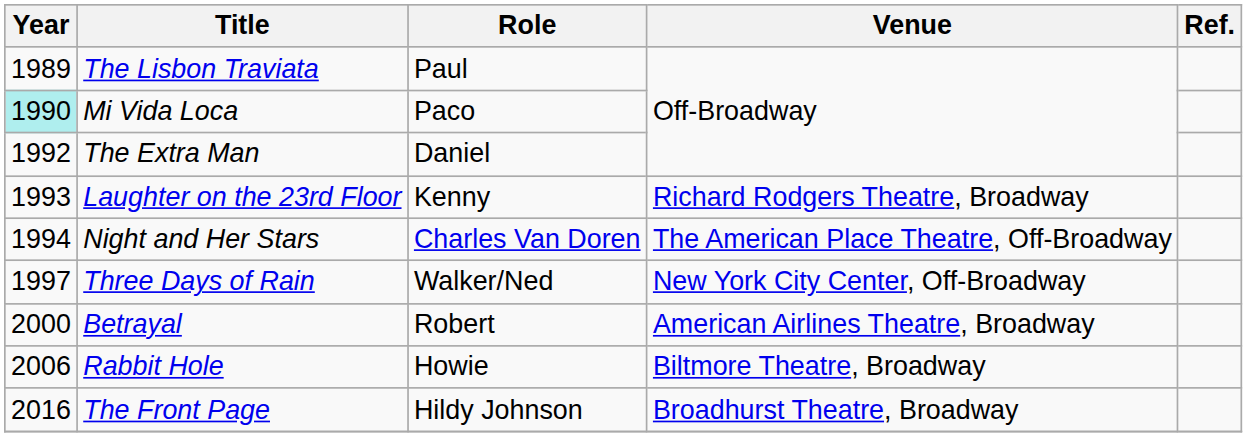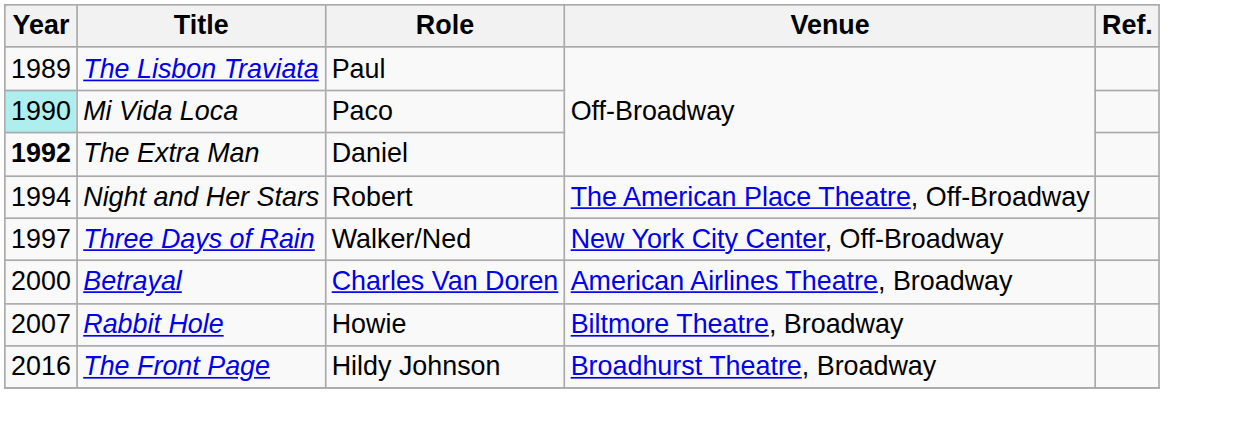(41, 153) normal -> (41, 153) bold
- row: (242, 196)
(527, 238) Charles Van Doren -> (372, 196) Robert
(454, 324) Robert -> (445, 281) Charles Van Doren
(41, 366) 2006 -> (41, 324) 2007
